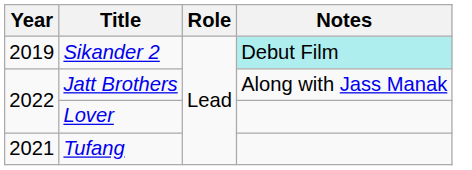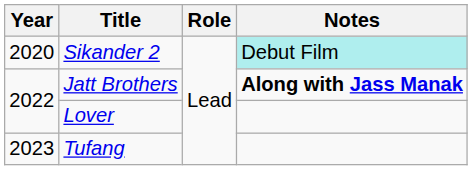(32, 52) 2019 -> (32, 52) 2020
(344, 84) normal -> (352, 84) bold
(32, 148) 2021 -> (32, 148) 2023
